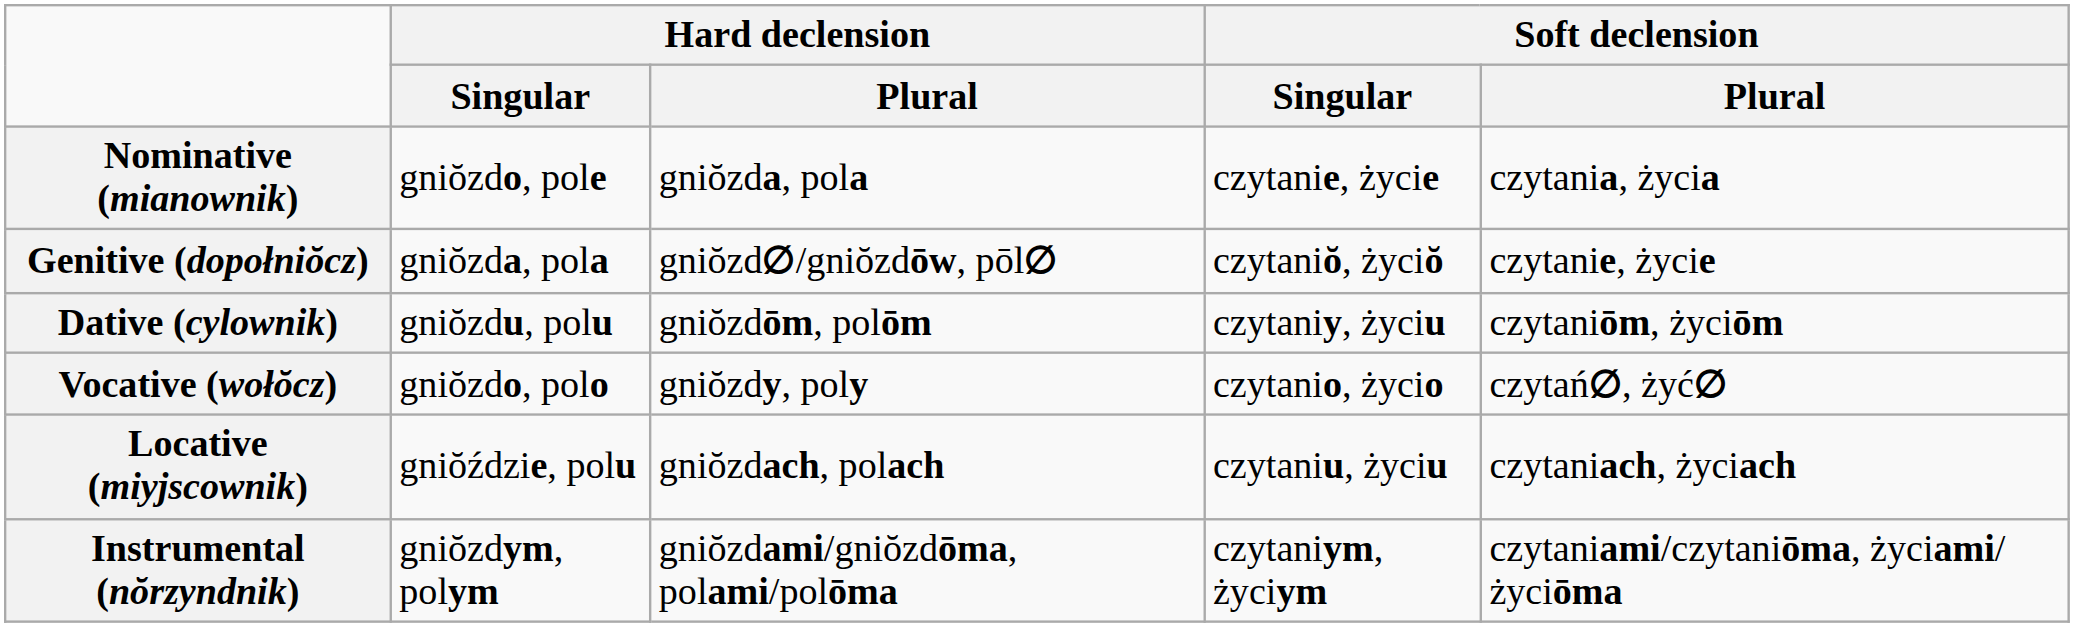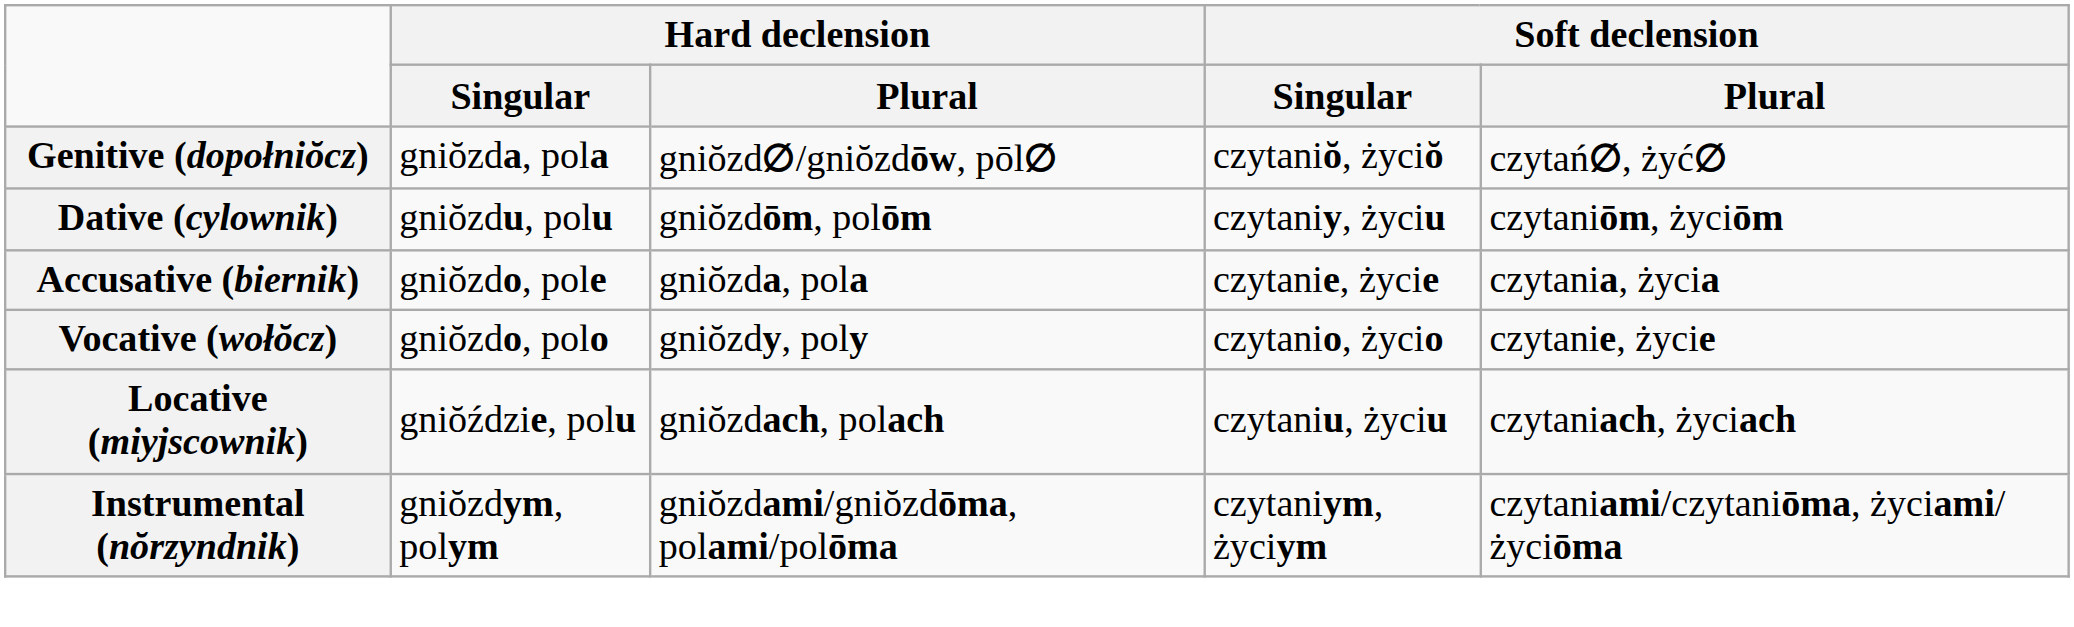- row: (198, 176)
(1603, 259) czytanie, życie -> (1608, 157) czytań∅, żyć∅
+ row: (198, 278)
(1608, 384) czytań∅, żyć∅ -> (1603, 339) czytanie, życie
